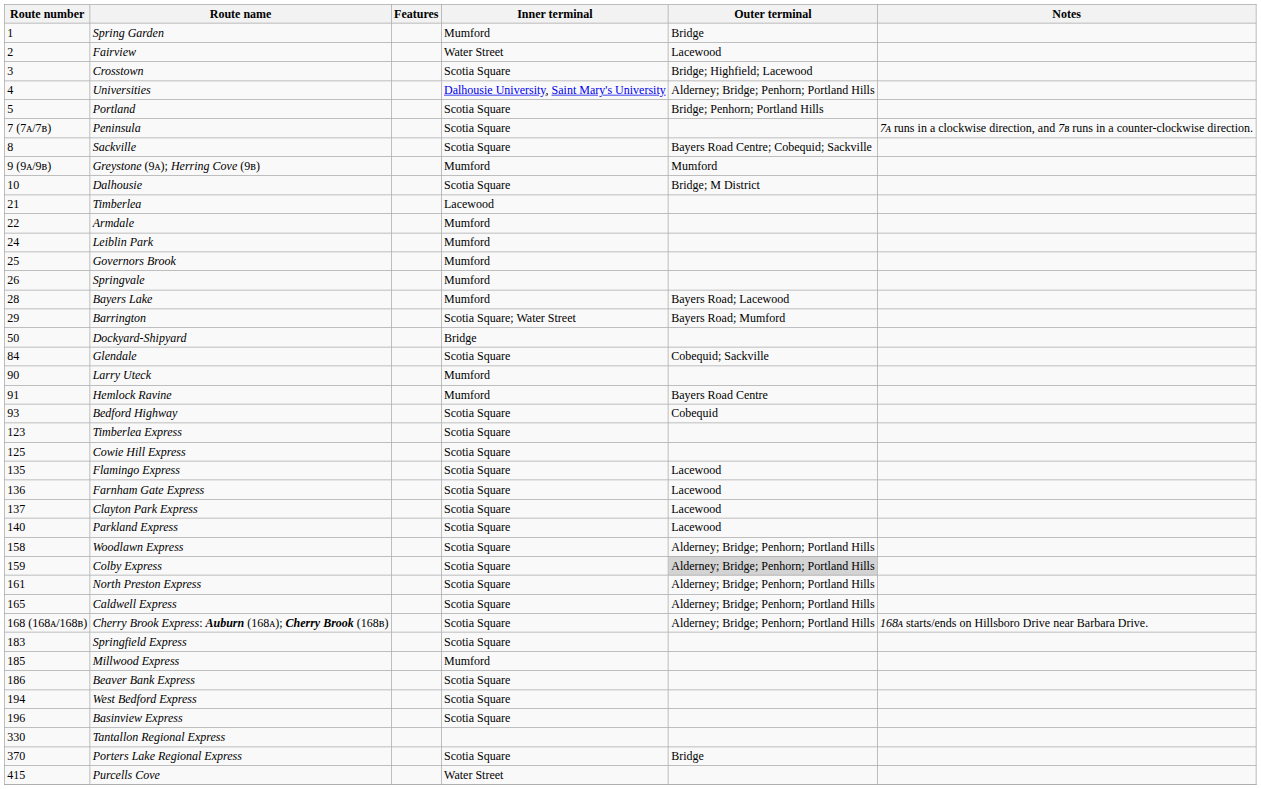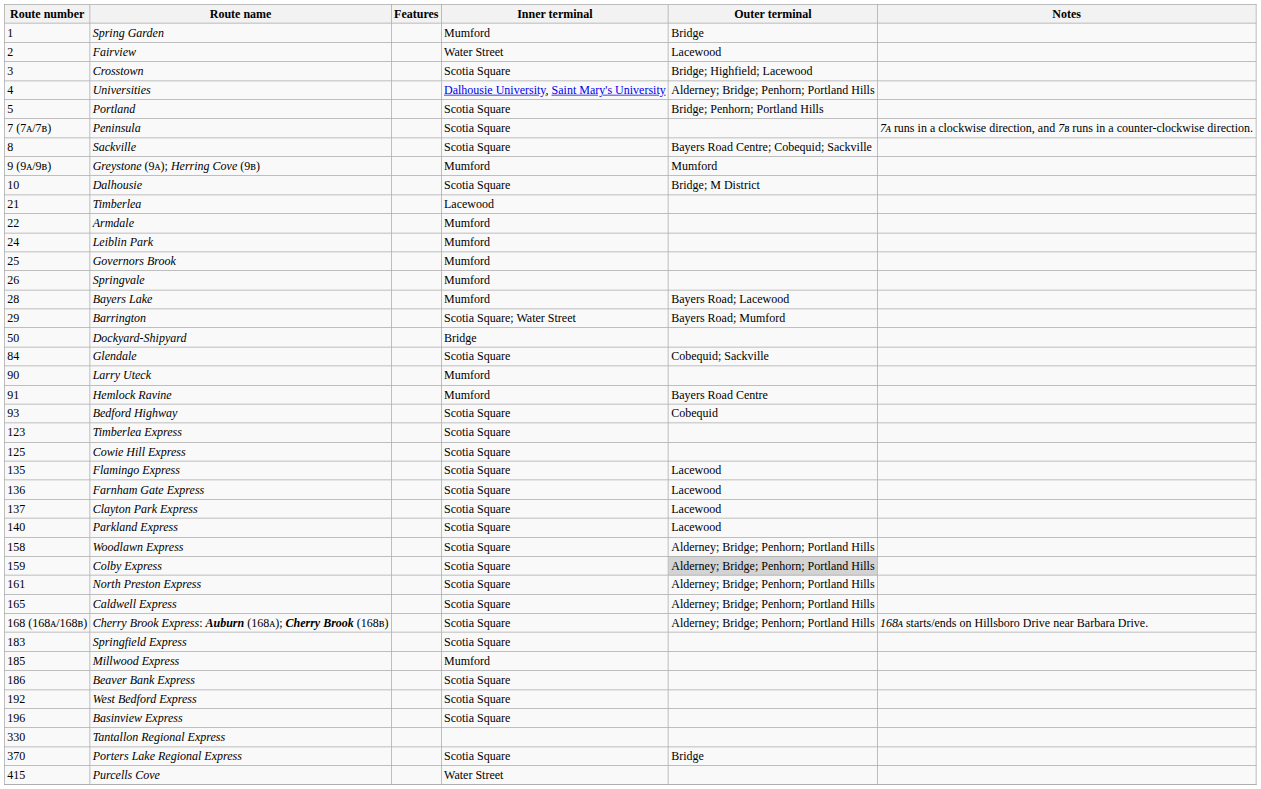(16, 699) 194 -> (16, 699) 192
